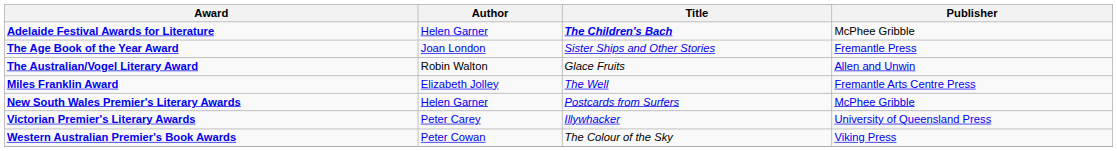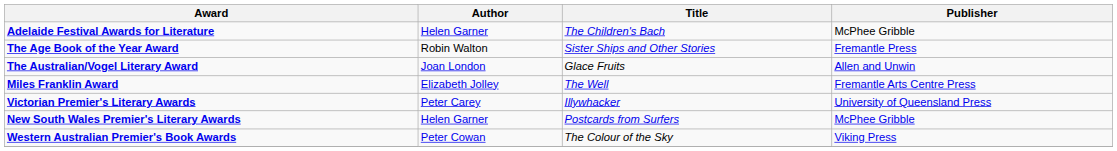(618, 31) bold -> (615, 31) normal
(453, 48) Joan London -> (454, 48) Robin Walton
(454, 66) Robin Walton -> (453, 66) Joan London
rows swapped: (124, 102) <-> (101, 119)
